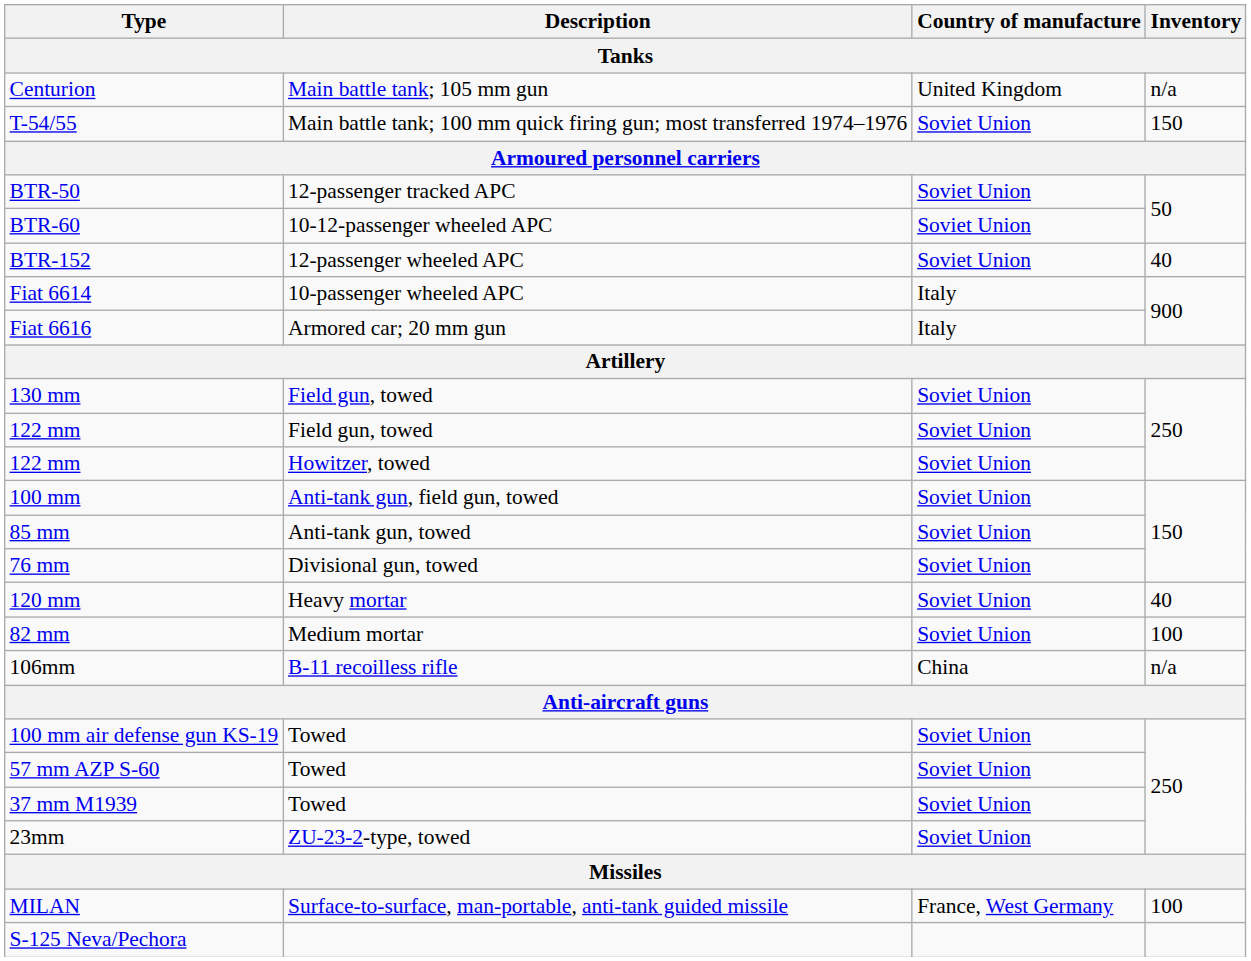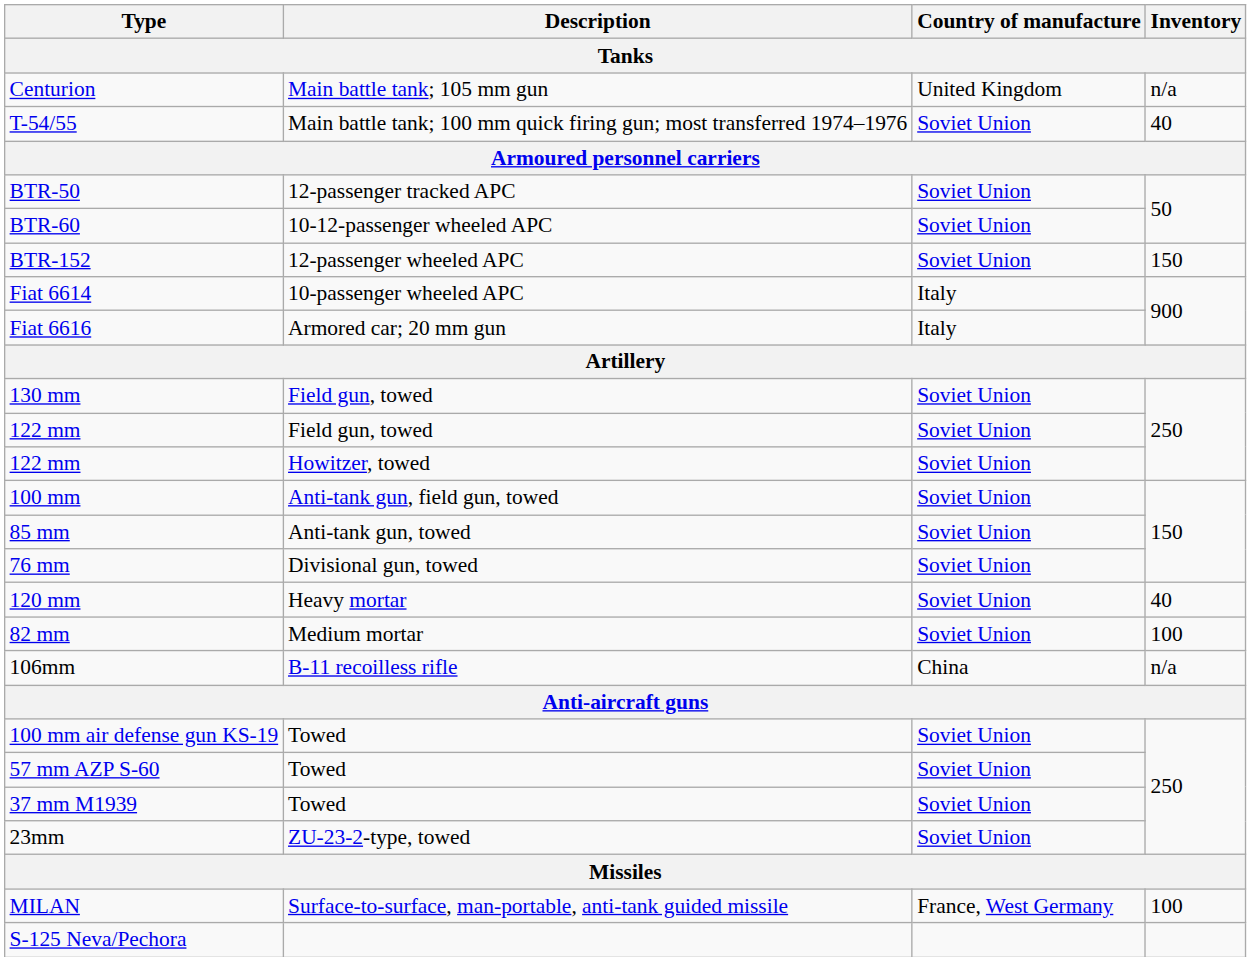(1167, 123) 150 -> (1161, 123) 40
(1161, 259) 40 -> (1167, 259) 150
